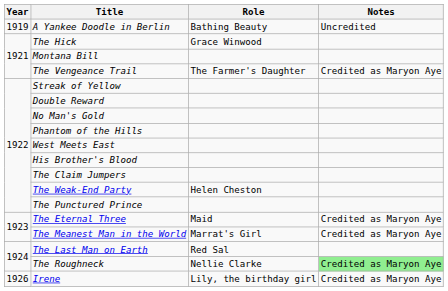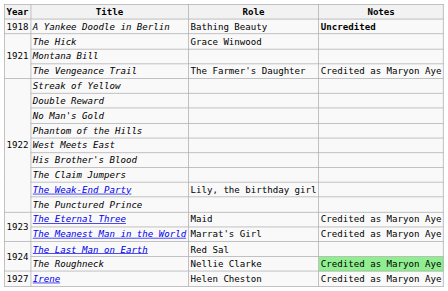(17, 27) 1919 -> (17, 27) 1918
(348, 27) normal -> (348, 27) bold
(226, 190) Helen Cheston -> (254, 190) Lily, the birthday girl
(17, 279) 1926 -> (17, 279) 1927
(254, 279) Lily, the birthday girl -> (226, 279) Helen Cheston
